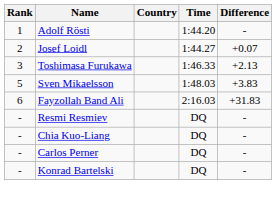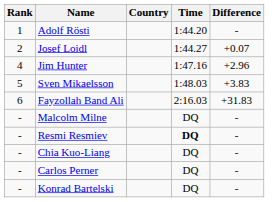- row: (85, 65)
+ row: (62, 65)
+ row: (72, 118)
(198, 118) normal -> (190, 135) bold
